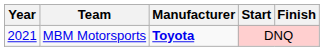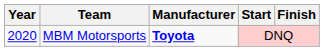(22, 36) 2021 -> (22, 36) 2020
